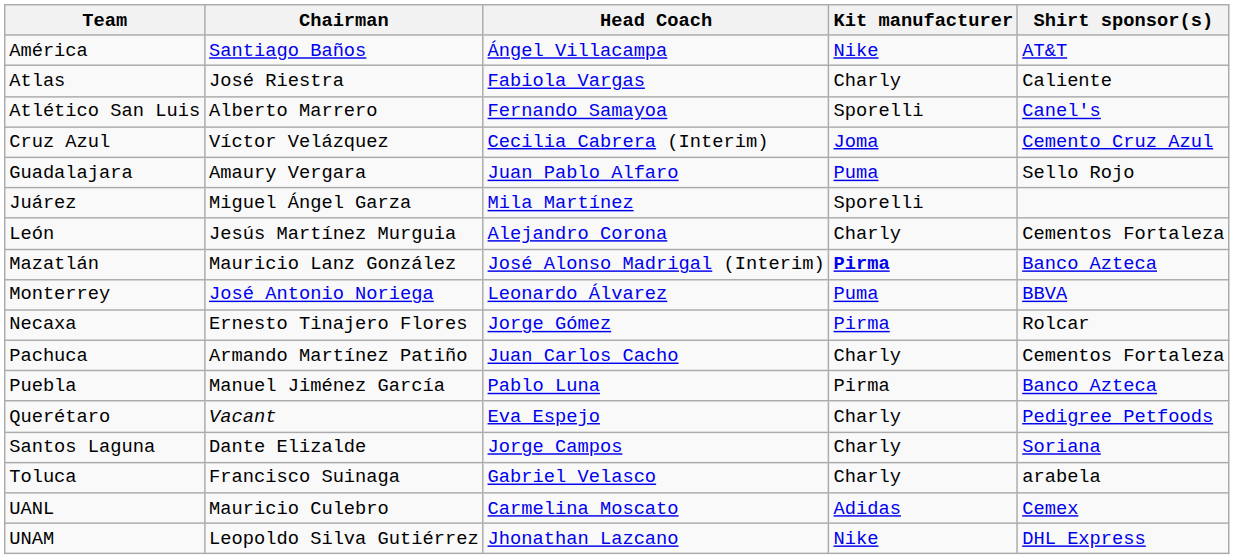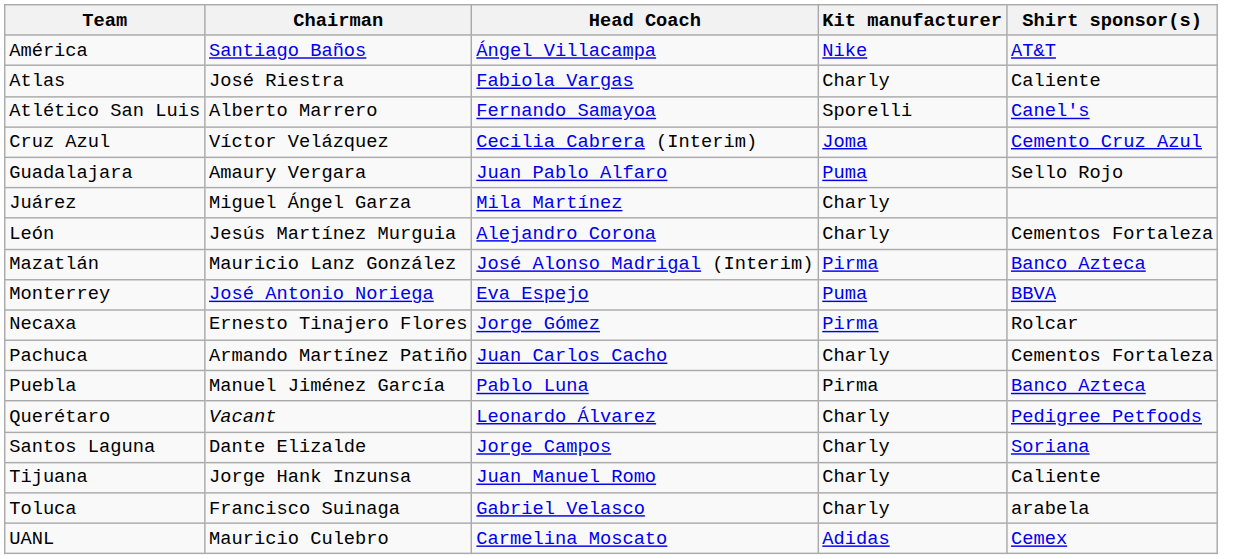(878, 203) Sporelli -> (856, 203) Charly
(862, 264) bold -> (850, 264) normal
(577, 295) Leonardo Álvarez -> (533, 295) Eva Espejo
(544, 417) Eva Espejo -> (566, 417) Leonardo Álvarez
+ row: (48, 478)
- row: (32, 539)
